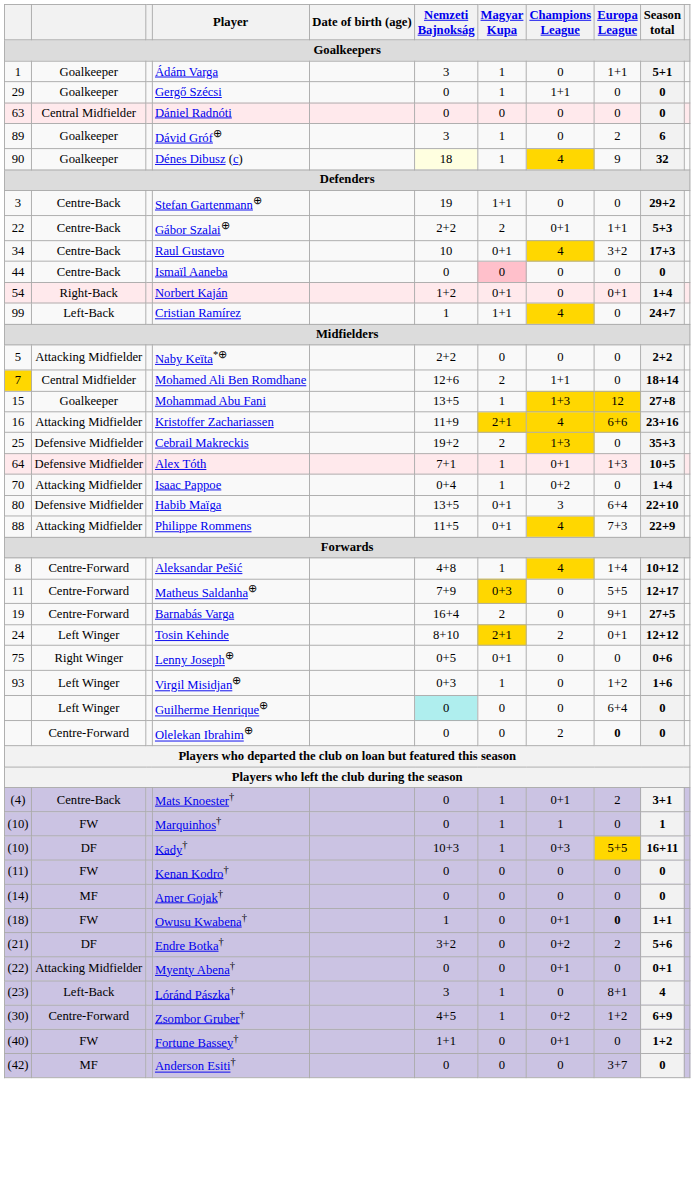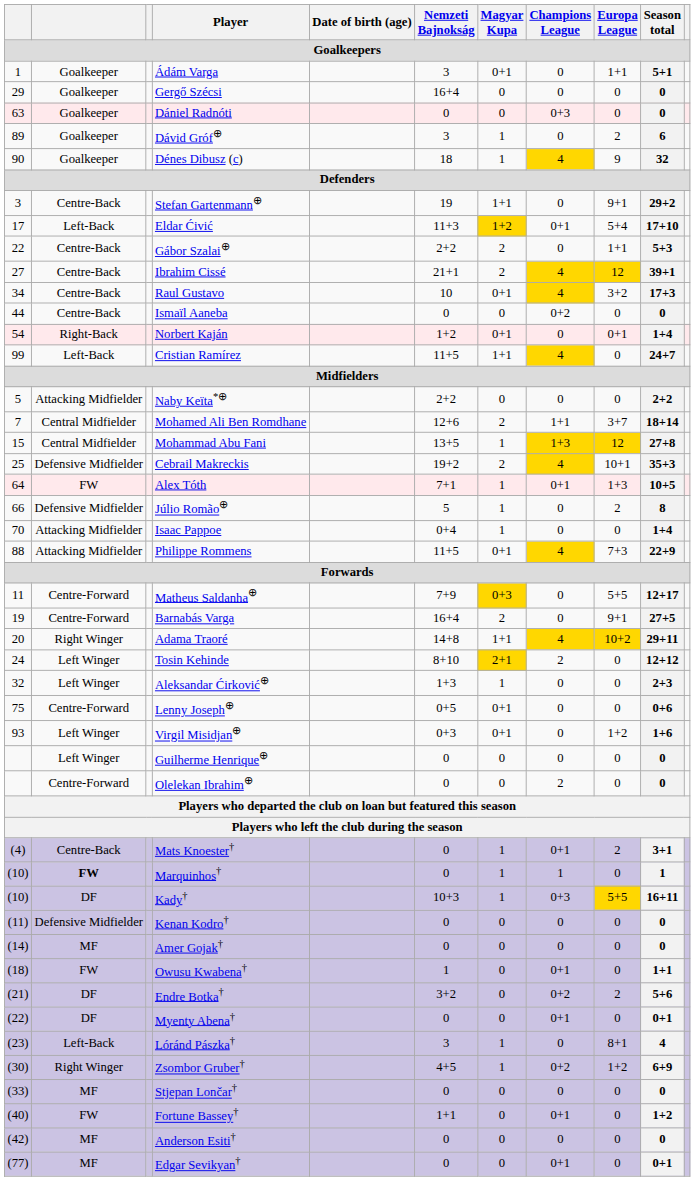(502, 71) 1 -> (502, 71) 0+1
(446, 92) 0 -> (446, 92) 16+4
(502, 92) 1 -> (502, 92) 0
(560, 92) 1+1 -> (560, 92) 0
(89, 112) Central Midfielder -> (89, 112) Goalkeeper
(560, 112) 0 -> (560, 112) 0+3
(446, 158) lightyellow background -> (446, 158) no background
(617, 202) 0 -> (617, 202) 9+1
+ row: (184, 225)
(560, 227) 0+1 -> (560, 248) 0
+ row: (190, 271)
(502, 271) pink background -> (502, 313) no background
(560, 271) 0 -> (560, 313) 0+2
(446, 313) 1 -> (446, 355) 11+5
(18, 380) gold background -> (18, 421) no background
(617, 380) 0 -> (617, 421) 3+7
(89, 401) Goalkeeper -> (89, 442) Central Midfielder
- row: (214, 421)
(560, 442) 1+3 -> (560, 463) 4
(617, 442) 0 -> (617, 463) 10+1
(89, 463) Defensive Midfielder -> (89, 484) FW
+ row: (191, 507)
(560, 484) 0+2 -> (560, 530) 0
- row: (188, 505)
- row: (199, 567)
+ row: (191, 638)
(617, 634) 0+1 -> (617, 659) 0
+ row: (212, 683)
(89, 657) Right Winger -> (89, 707) Centre-Forward
(502, 682) 1 -> (502, 732) 0+1
(446, 707) paleturquoise background -> (446, 758) no background
(617, 707) 6+4 -> (617, 758) 0
(617, 732) bold -> (617, 783) normal
(89, 823) normal -> (89, 873) bold
(89, 871) FW -> (89, 921) Defensive Midfielder
(617, 920) bold -> (617, 970) normal
(89, 968) Attacking Midfielder -> (89, 1018) DF
(89, 1016) Centre-Forward -> (89, 1066) Right Winger
+ row: (196, 1090)
(617, 1064) 3+7 -> (617, 1139) 0
+ row: (198, 1163)
